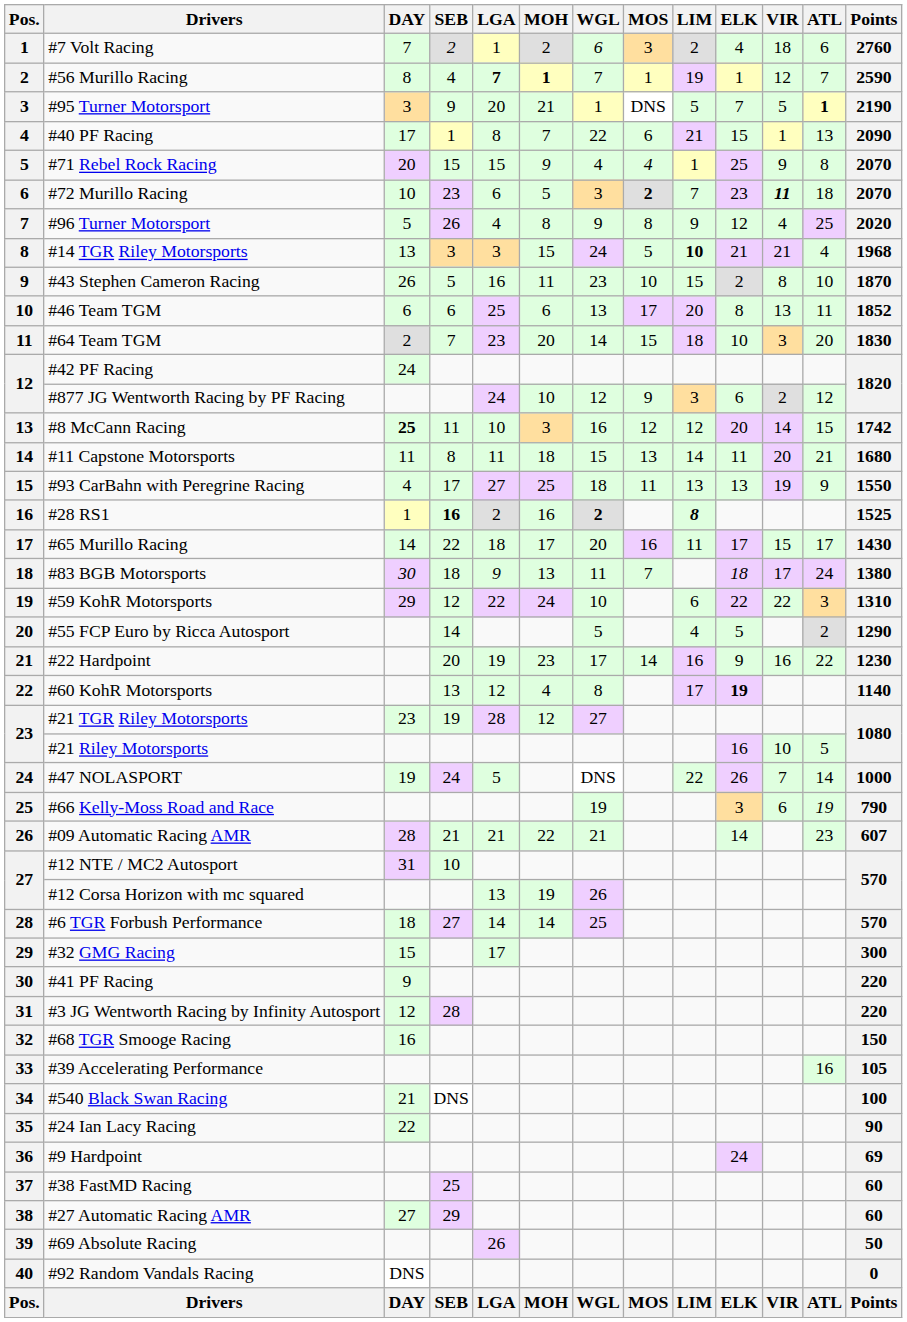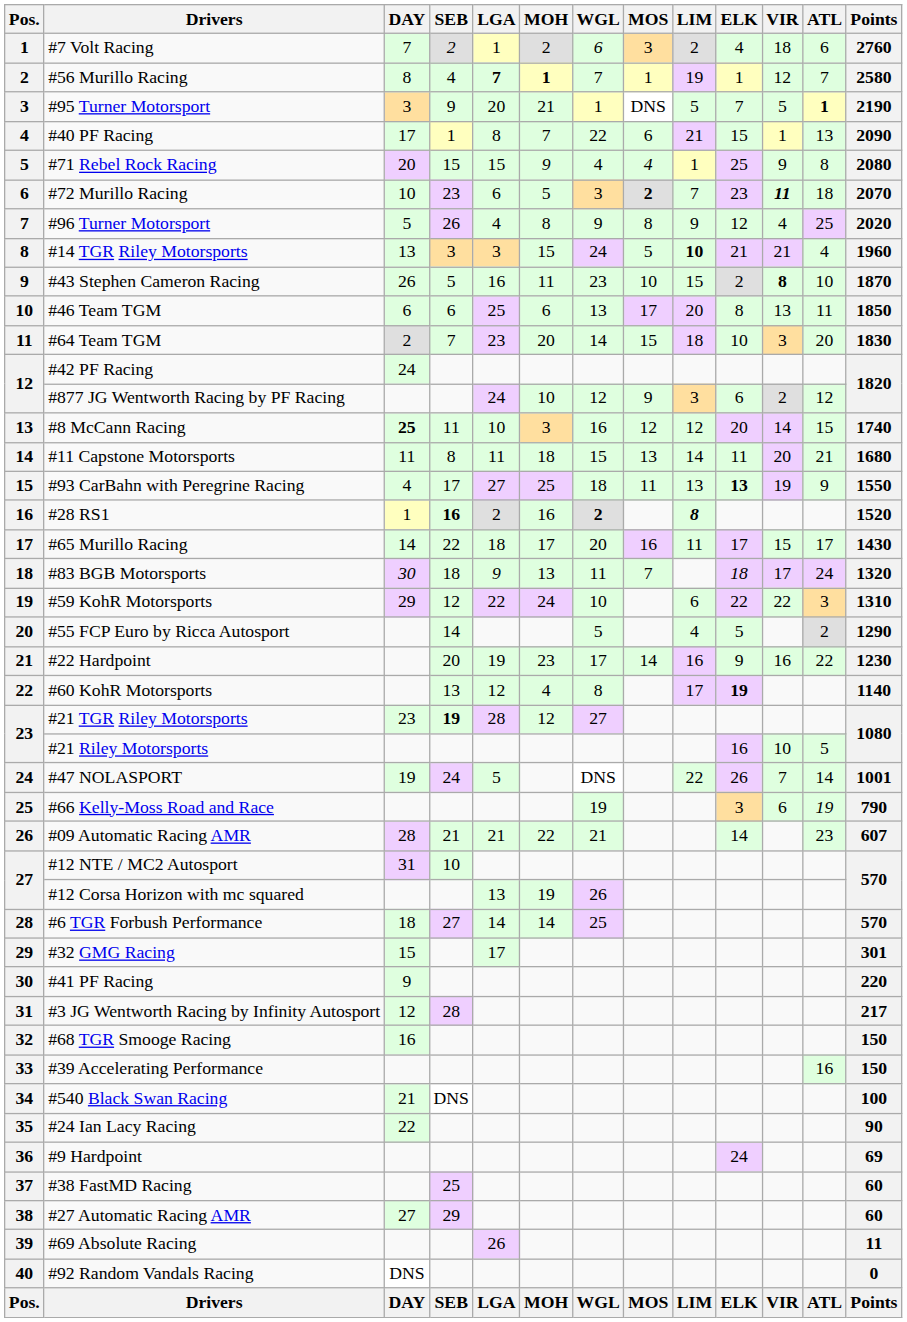(874, 77) 2590 -> (874, 77) 2580
(874, 164) 2070 -> (874, 164) 2080
(874, 252) 1968 -> (874, 252) 1960
(782, 281) normal -> (782, 281) bold
(874, 310) 1852 -> (874, 310) 1850
(874, 427) 1742 -> (874, 427) 1740
(739, 485) normal -> (739, 485) bold
(874, 514) 1525 -> (874, 514) 1520
(874, 572) 1380 -> (874, 572) 1320
(451, 718) normal -> (451, 718) bold
(874, 777) 1000 -> (874, 777) 1001
(874, 952) 300 -> (874, 952) 301
(874, 1010) 220 -> (874, 1010) 217
(874, 1068) 105 -> (874, 1068) 150
(874, 1243) 50 -> (874, 1243) 11
